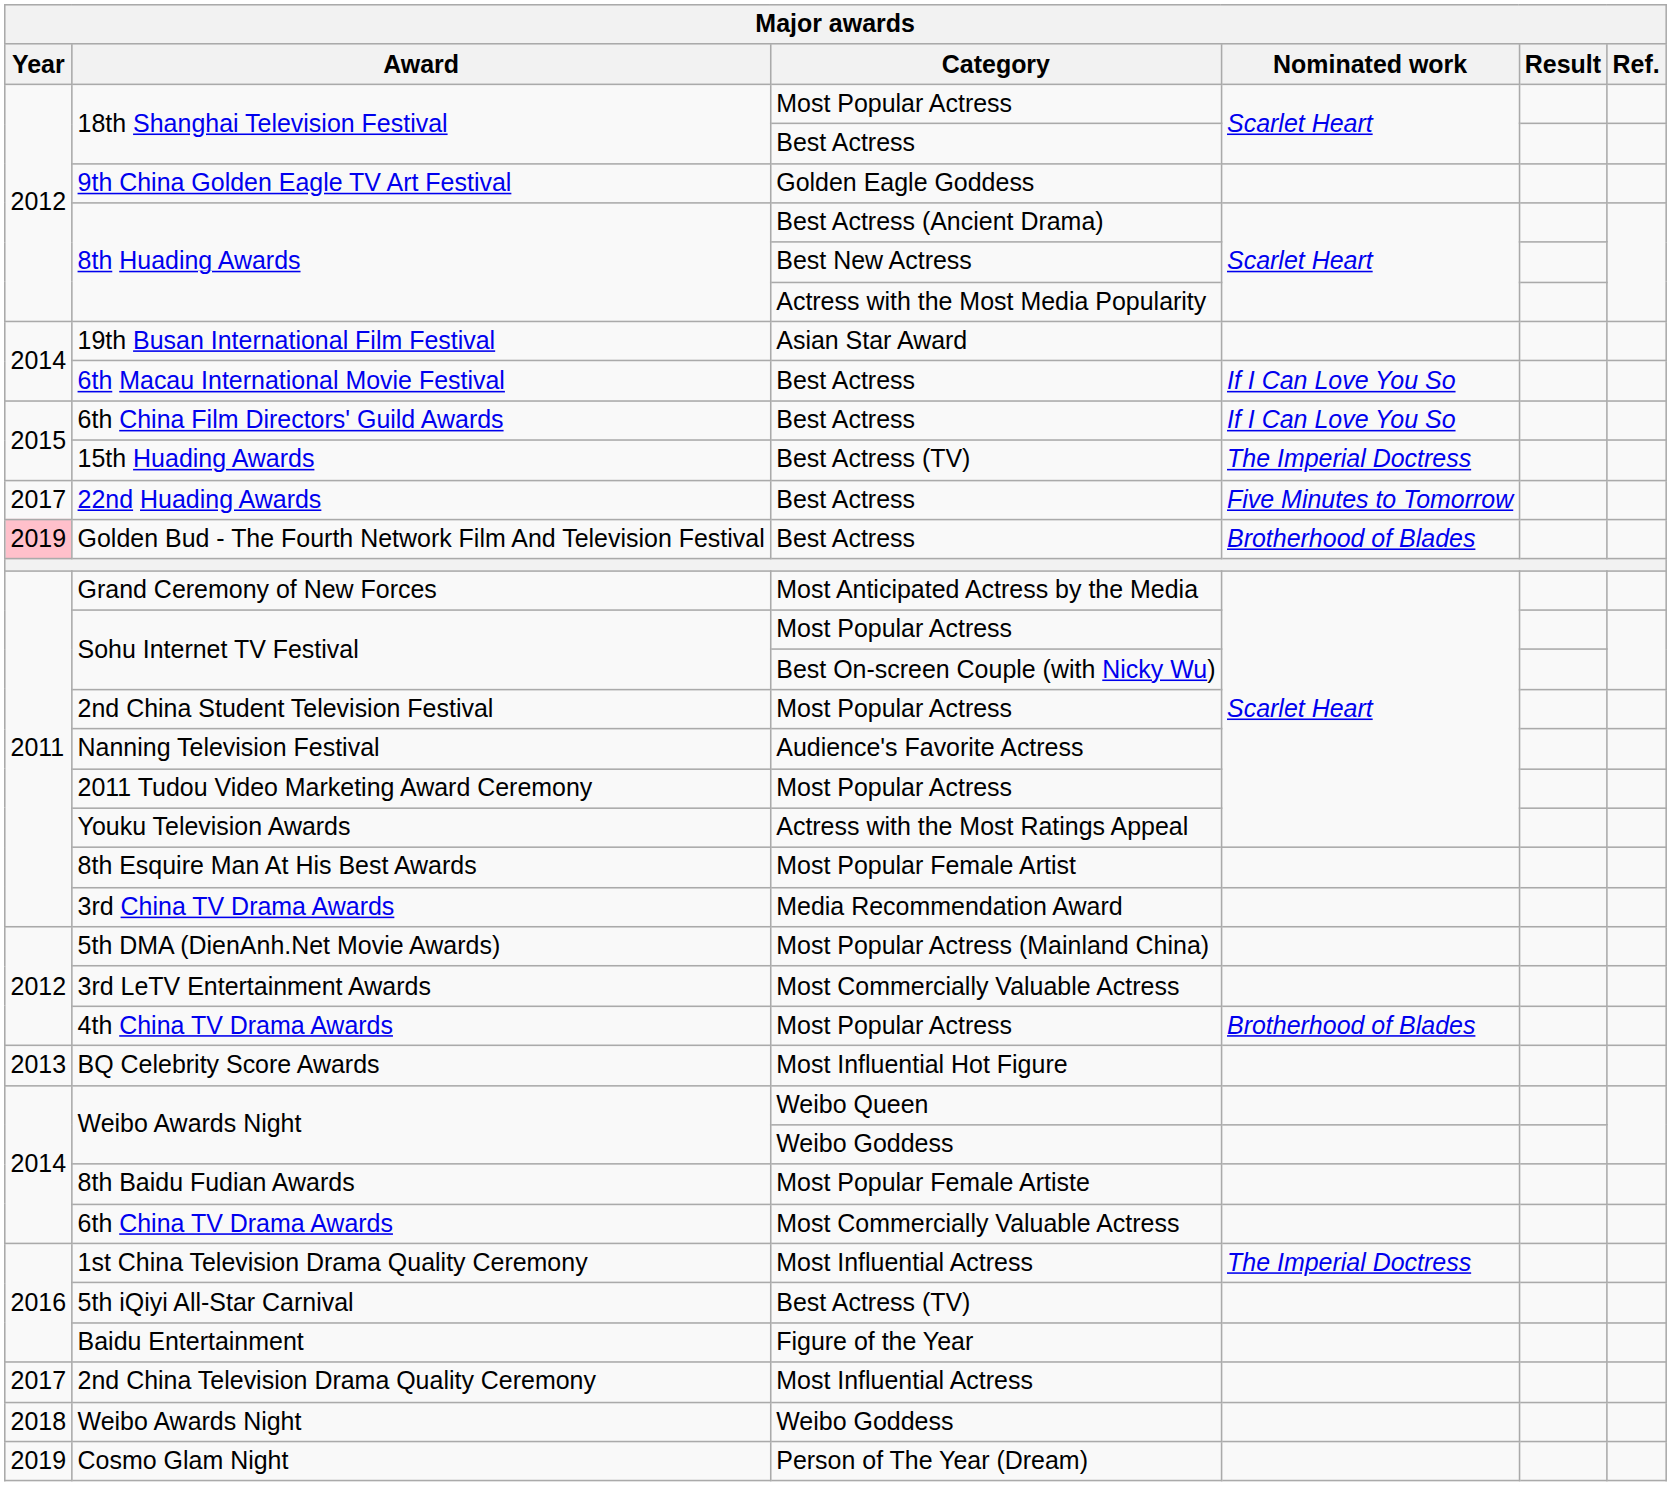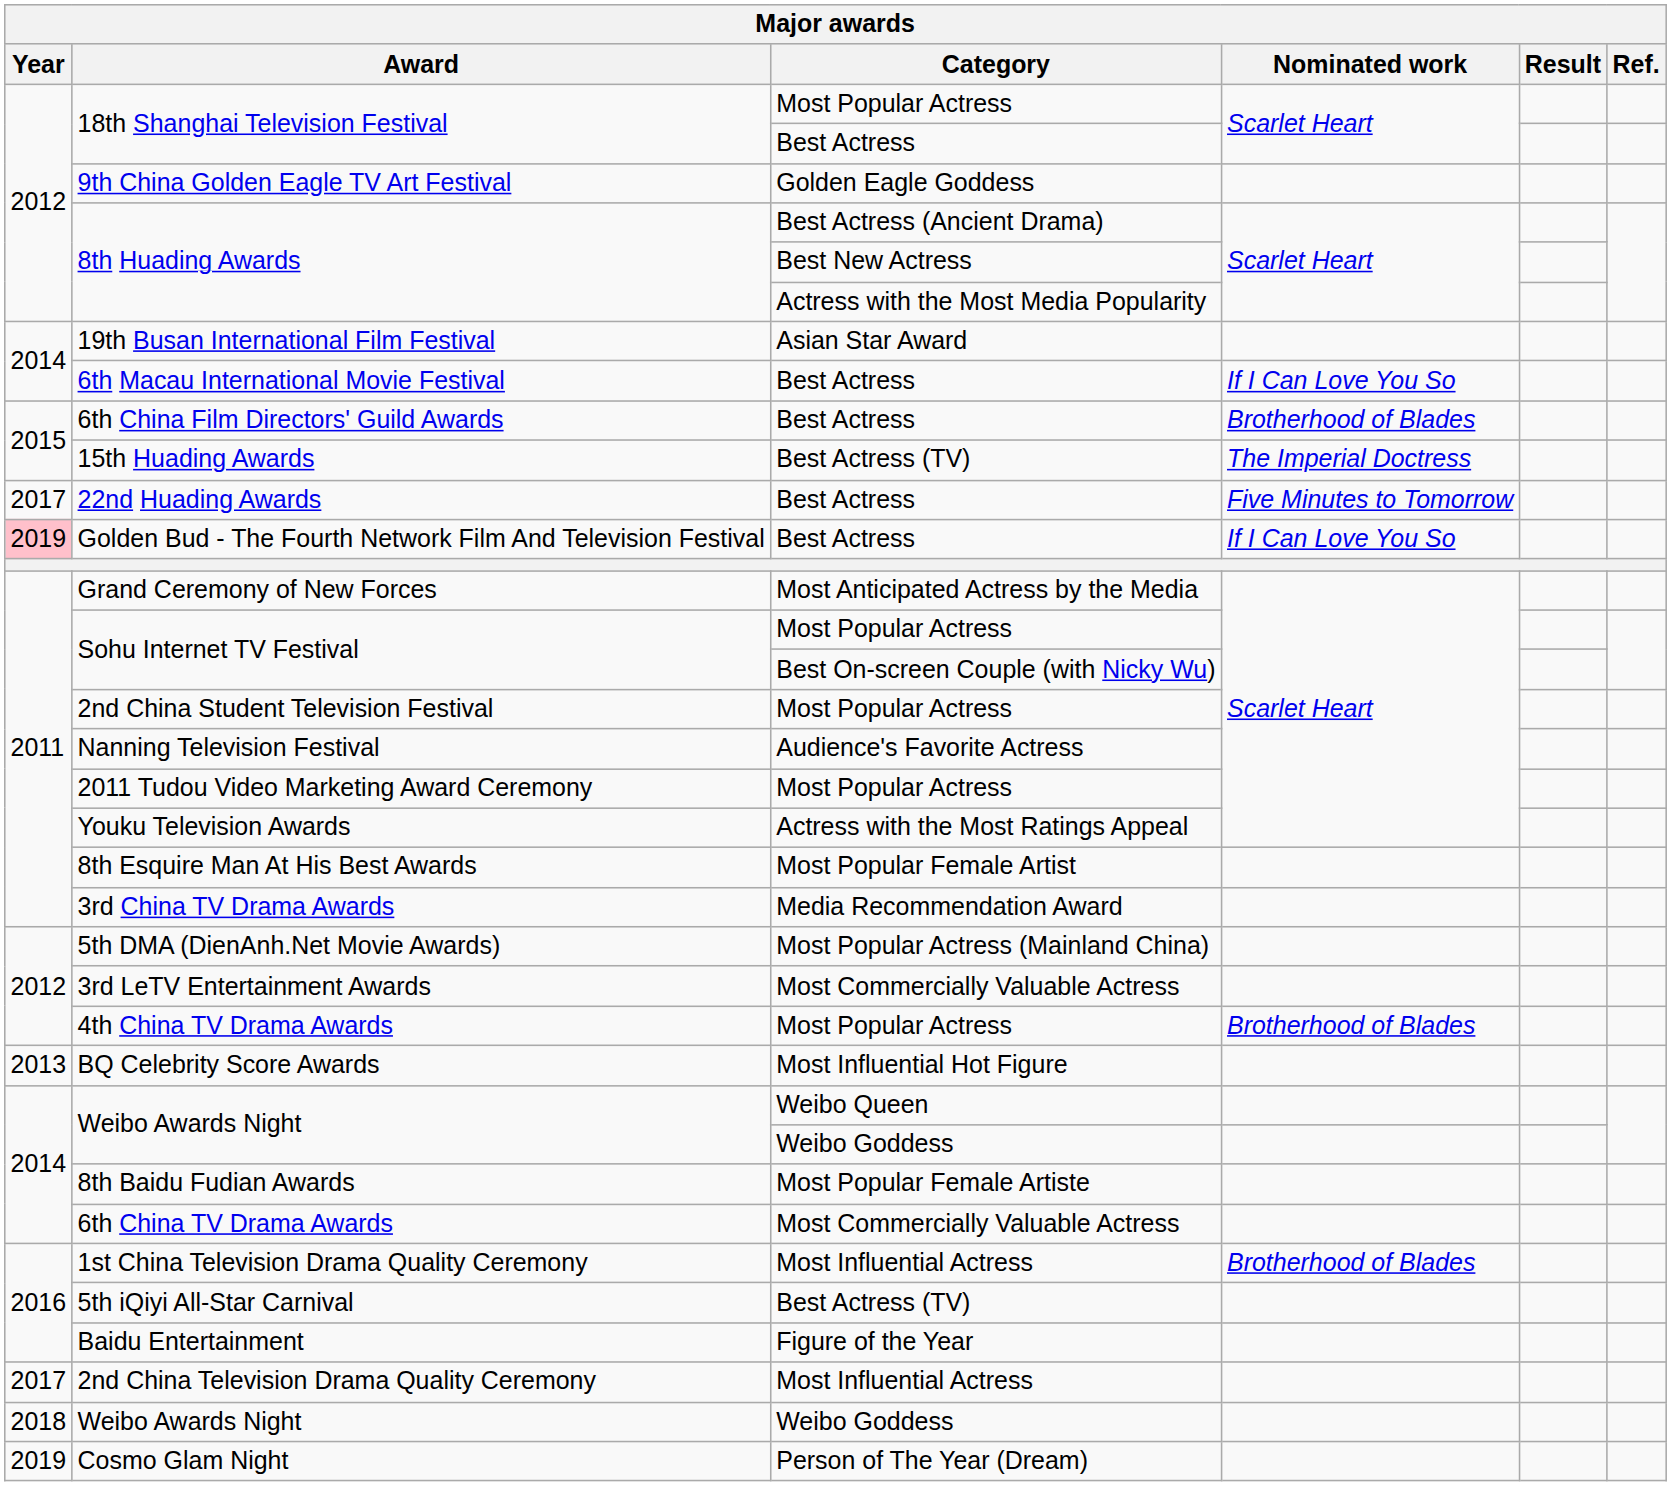(1341, 420) If I Can Love You So -> (1351, 420) Brotherhood of Blades
(1351, 538) Brotherhood of Blades -> (1341, 538) If I Can Love You So
(1349, 1262) The Imperial Doctress -> (1351, 1262) Brotherhood of Blades
